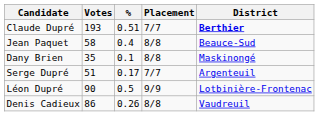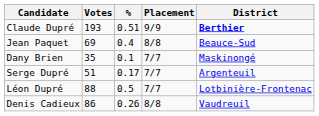(152, 27) 7/7 -> (152, 27) 9/9
(90, 42) 58 -> (90, 42) 69
(152, 58) 8/8 -> (152, 58) 7/7
(90, 88) 90 -> (90, 88) 88
(152, 88) 9/9 -> (152, 88) 7/7
